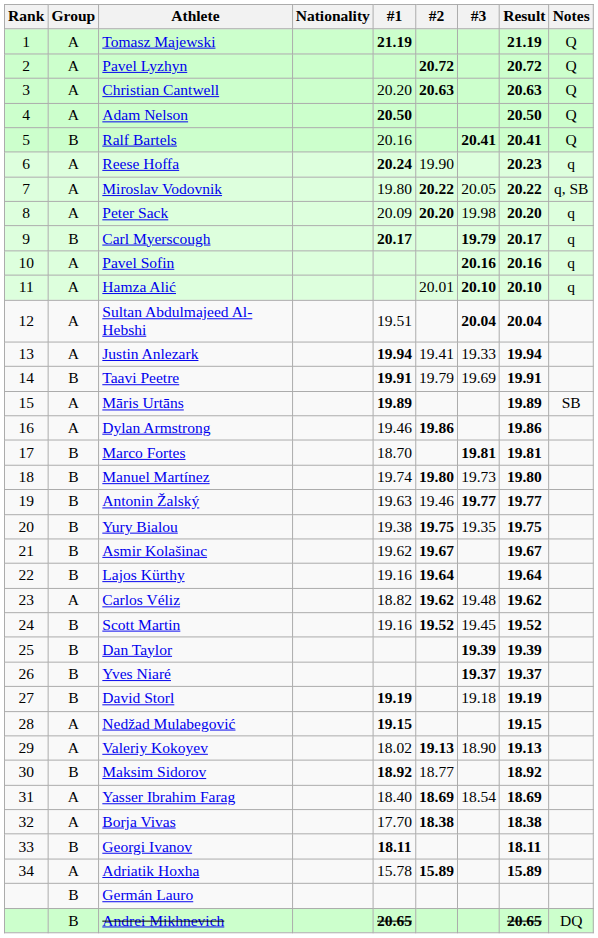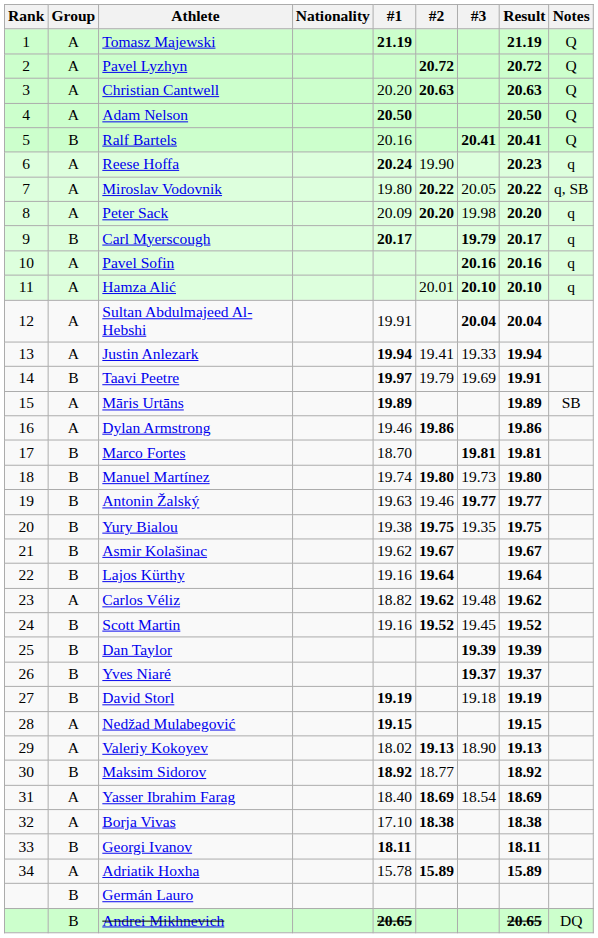(394, 320) 19.51 -> (394, 320) 19.91
(394, 378) 19.91 -> (394, 378) 19.97
(394, 821) 17.70 -> (394, 821) 17.10
